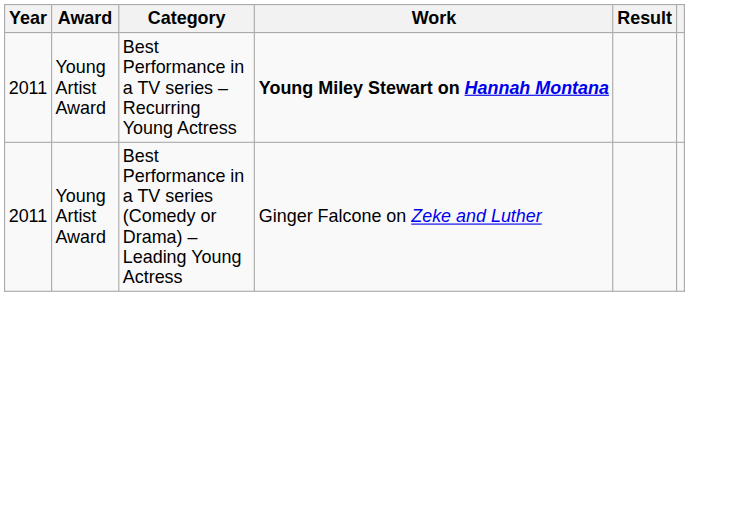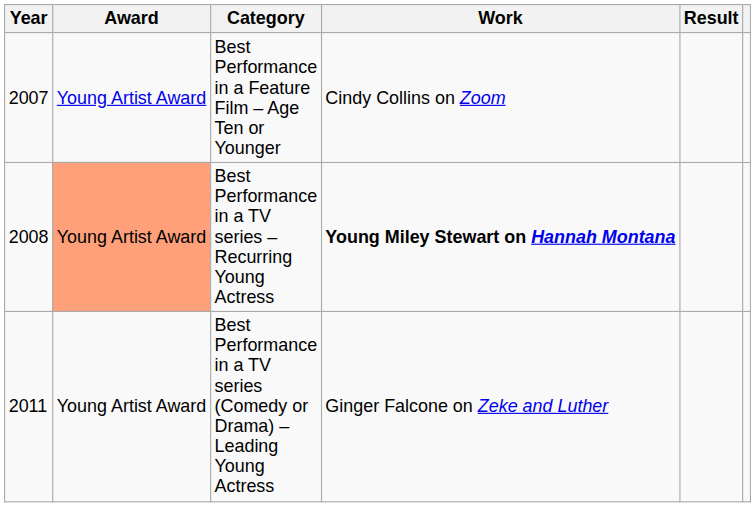+ row: (266, 97)
(28, 87) 2011 -> (29, 236) 2008
(81, 87) no background -> (132, 236) lightsalmon background
